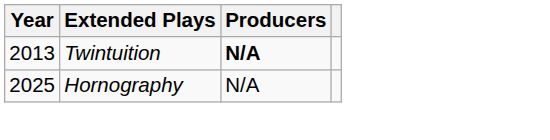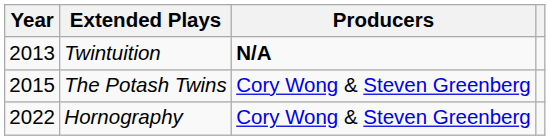+ row: (146, 85)
(32, 85) 2025 -> (32, 118) 2022
(242, 85) N/A -> (383, 118) Cory Wong & Steven Greenberg
